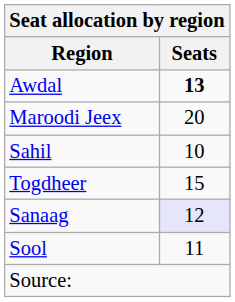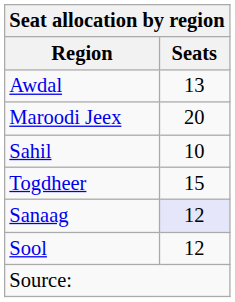(194, 85) bold -> (194, 85) normal
(194, 248) 11 -> (194, 248) 12
